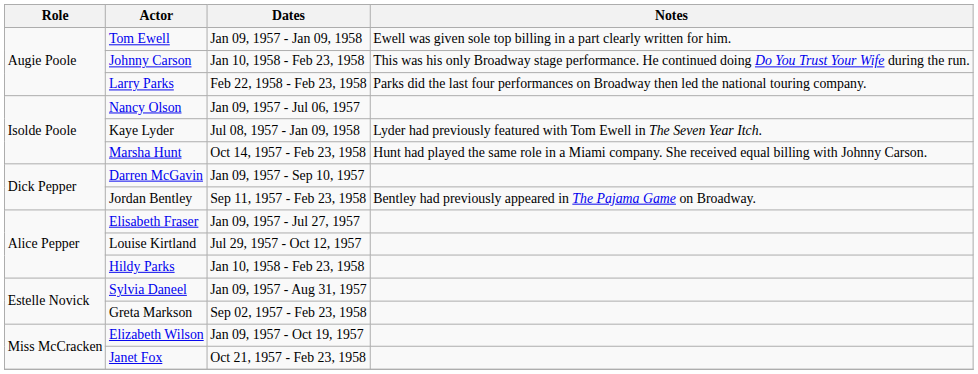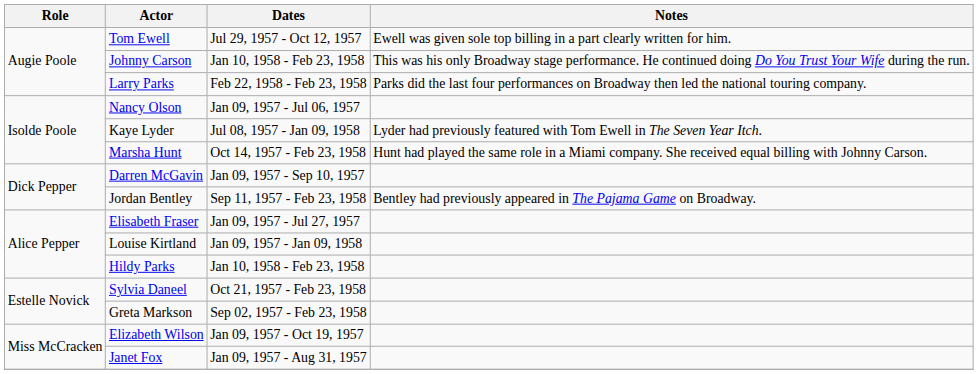(286, 39) Jan 09, 1957 - Jan 09, 1958 -> (286, 39) Jul 29, 1957 - Oct 12, 1957
(286, 244) Jul 29, 1957 - Oct 12, 1957 -> (286, 244) Jan 09, 1957 - Jan 09, 1958
(288, 289) Jan 09, 1957 - Aug 31, 1957 -> (288, 289) Oct 21, 1957 - Feb 23, 1958
(288, 358) Oct 21, 1957 - Feb 23, 1958 -> (288, 358) Jan 09, 1957 - Aug 31, 1957
